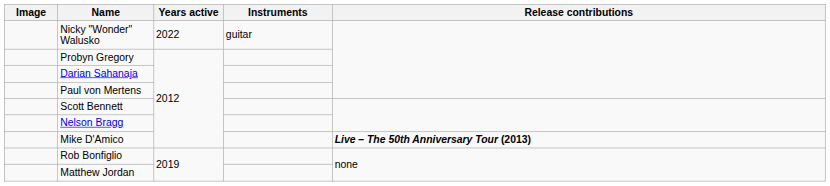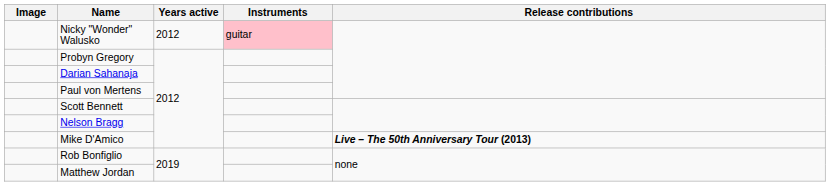(168, 35) 2022 -> (168, 35) 2012
(239, 35) no background -> (239, 35) pink background
